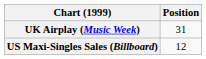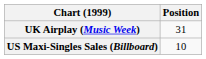(181, 46) 12 -> (181, 46) 10
